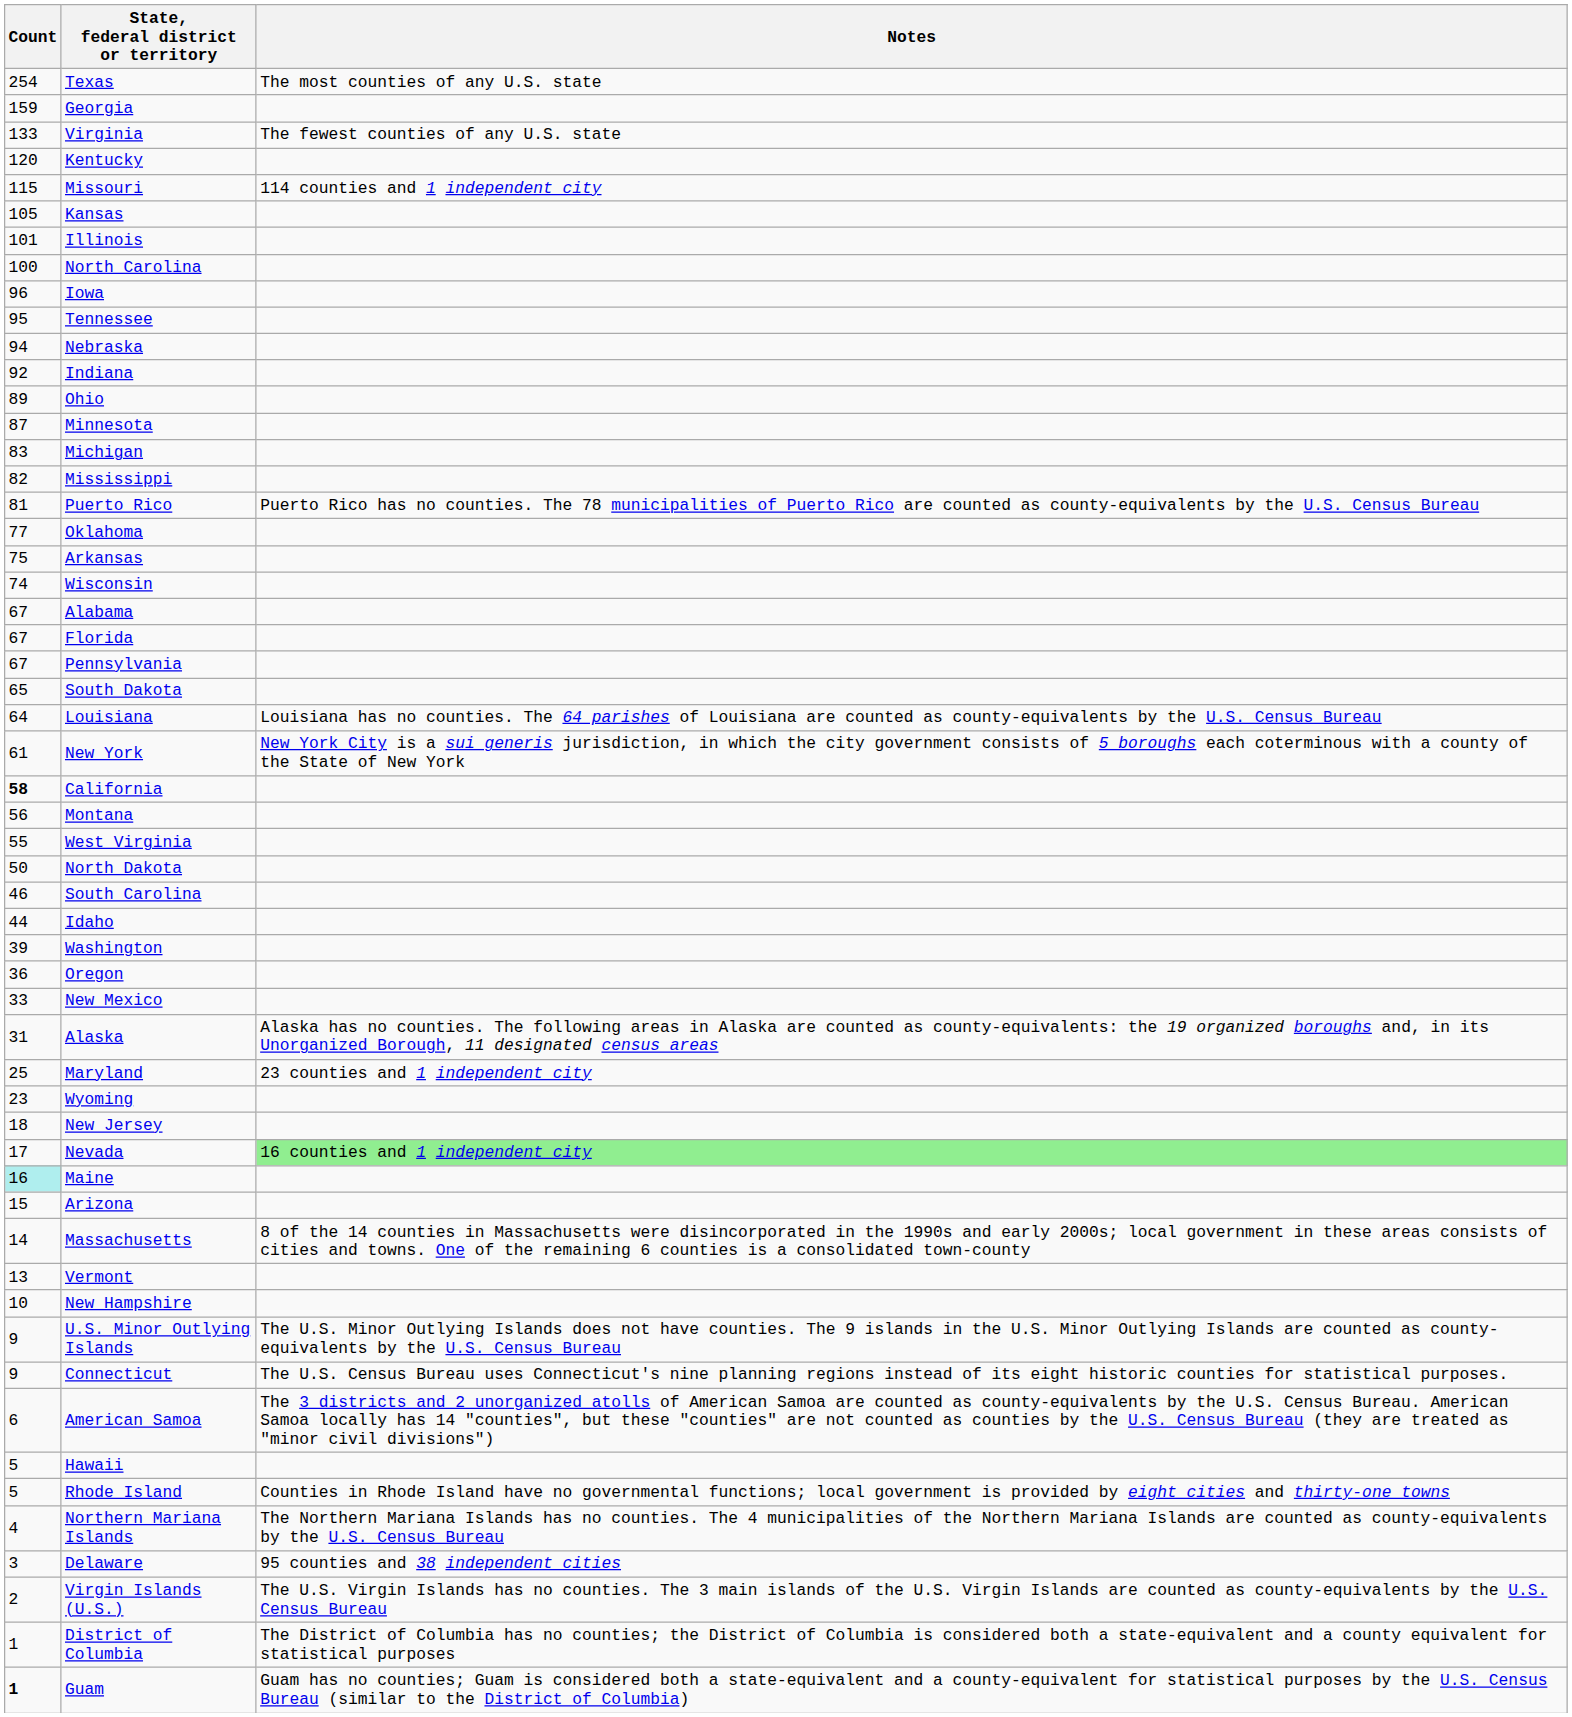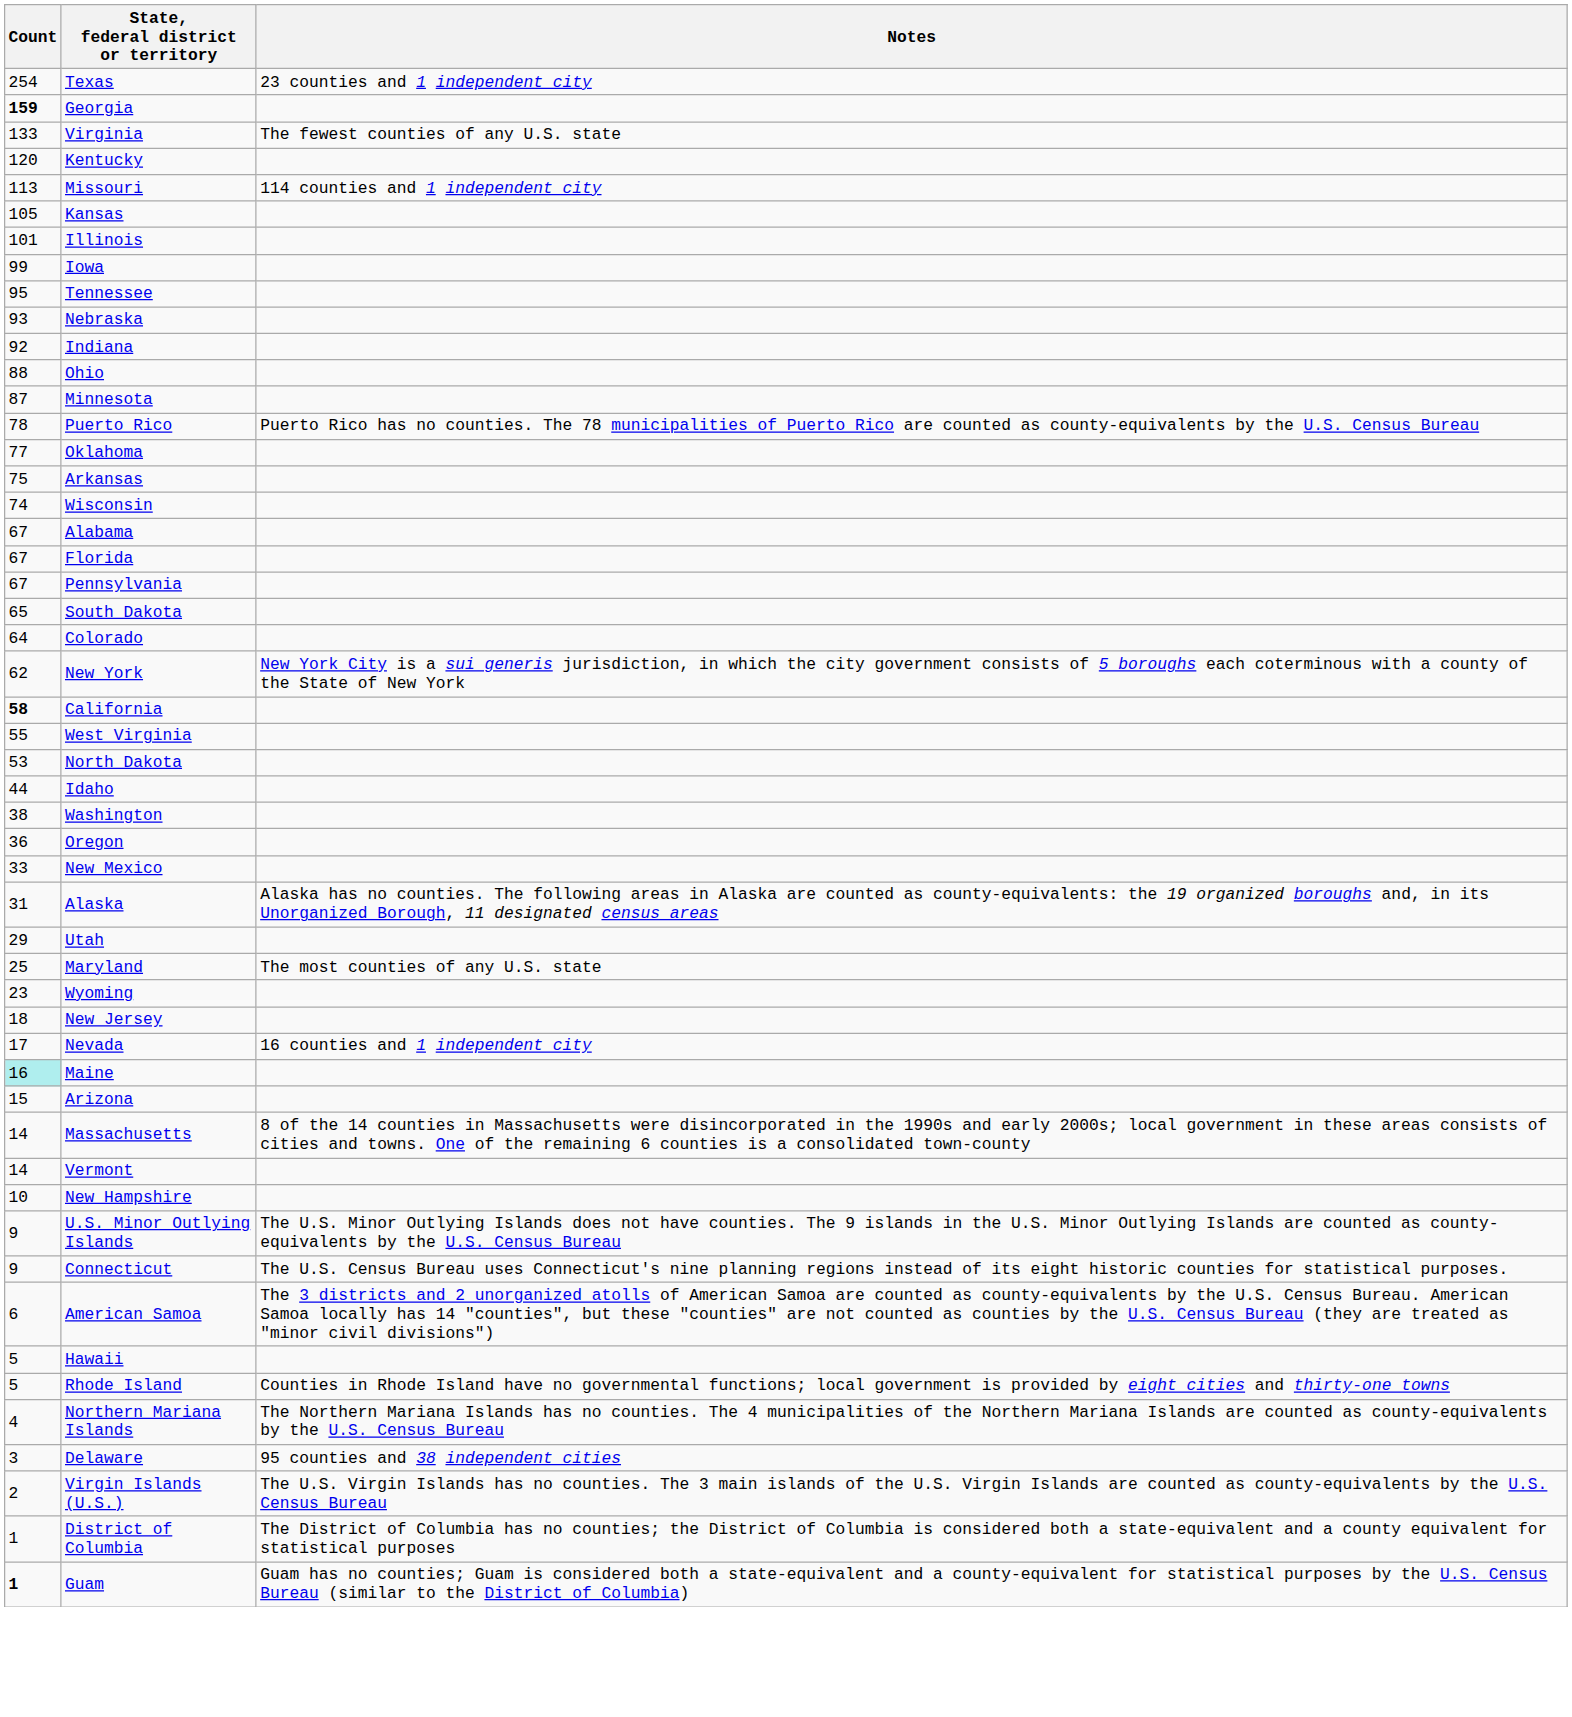(431, 82) The most counties of any U.S. state -> (426, 82) 23 counties and 1 independent city
(23, 108) normal -> (23, 108) bold
(23, 188) 115 -> (23, 188) 113
- row: (133, 267)
(18, 294) 96 -> (18, 267) 99
(18, 347) 94 -> (18, 320) 93
(18, 400) 89 -> (18, 373) 88
- row: (104, 453)
- row: (119, 479)
(18, 506) 81 -> (18, 426) 78
+ row: (104, 638)
- row: (109, 717)
(18, 753) 61 -> (18, 674) 62
- row: (99, 816)
(18, 869) 50 -> (18, 763) 53
- row: (133, 895)
(18, 948) 39 -> (18, 816) 38
+ row: (85, 940)
(426, 1073) 23 counties and 1 independent city -> (431, 967) The most counties of any U.S. state
(426, 1152) lightgreen background -> (426, 1046) no background
(18, 1277) 13 -> (18, 1171) 14
